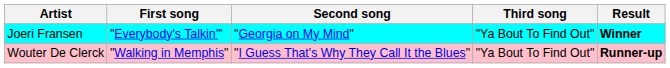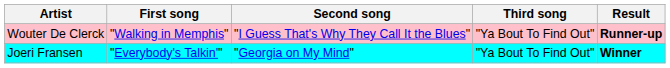rows swapped: (45, 33) <-> (56, 53)
